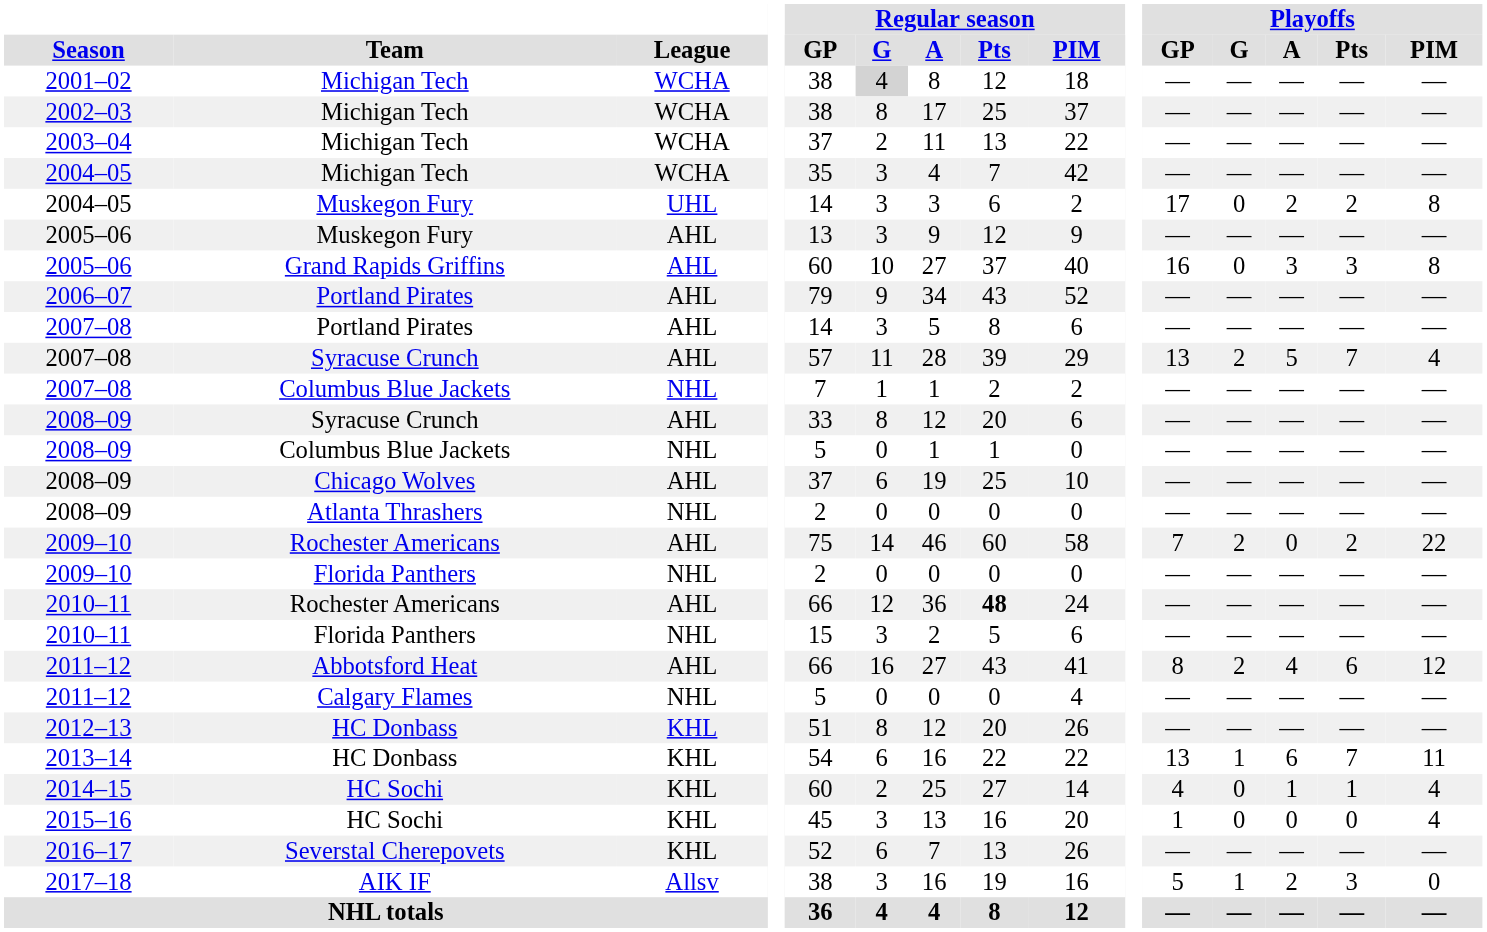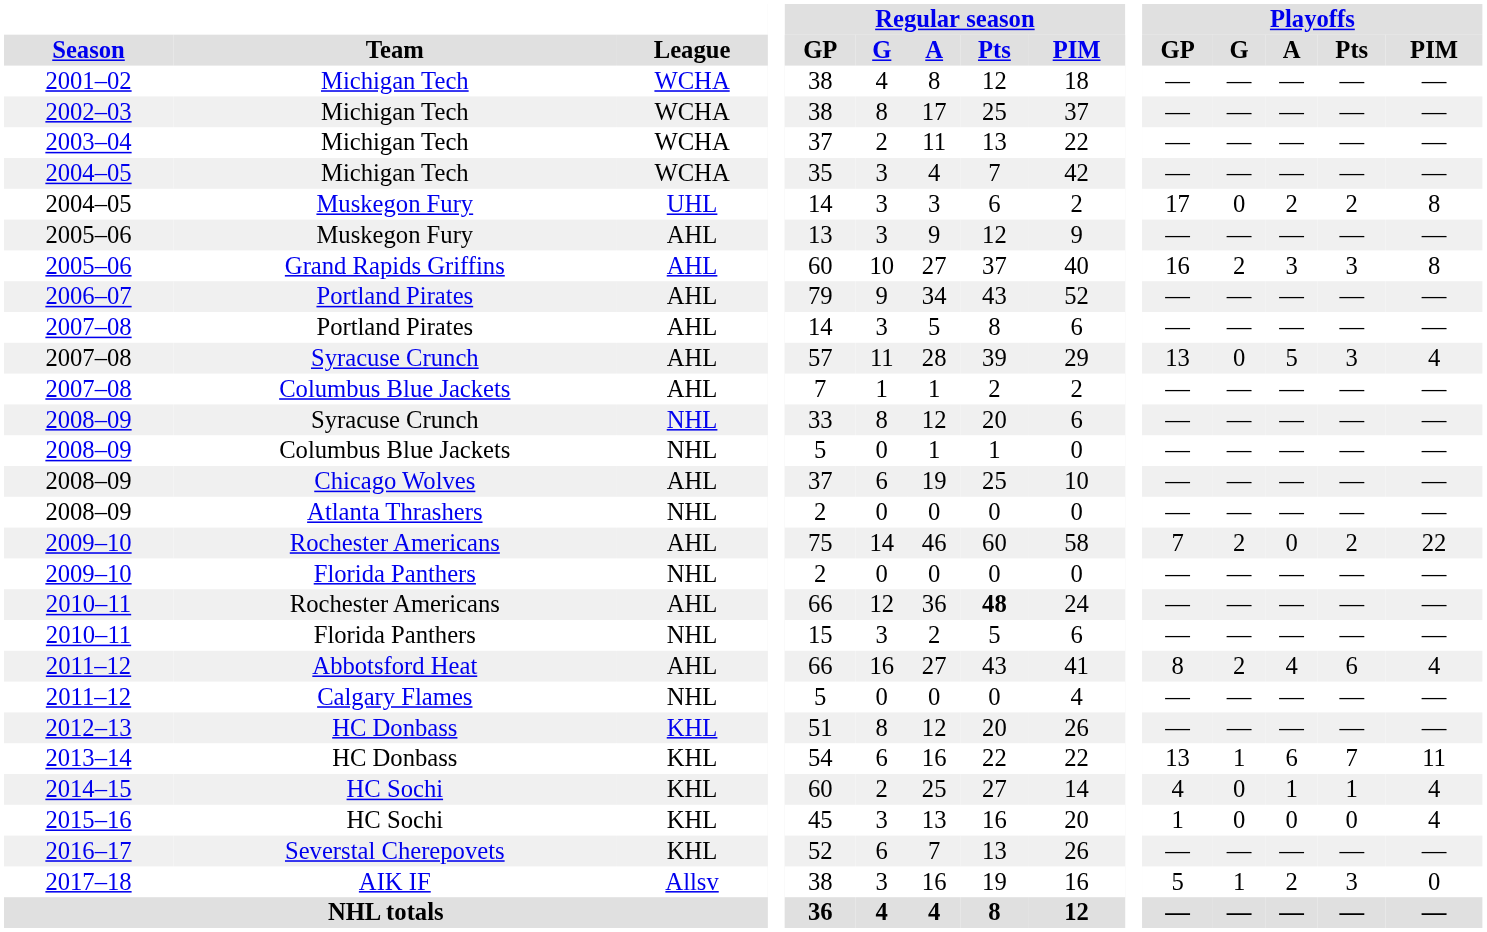(882, 80) lightgrey background -> (882, 80) no background
(1239, 265) 0 -> (1239, 265) 2
(1239, 357) 2 -> (1239, 357) 0
(1352, 357) 7 -> (1352, 357) 3
(692, 388) NHL -> (692, 388) AHL
(692, 419) AHL -> (692, 419) NHL
(1434, 665) 12 -> (1434, 665) 4
